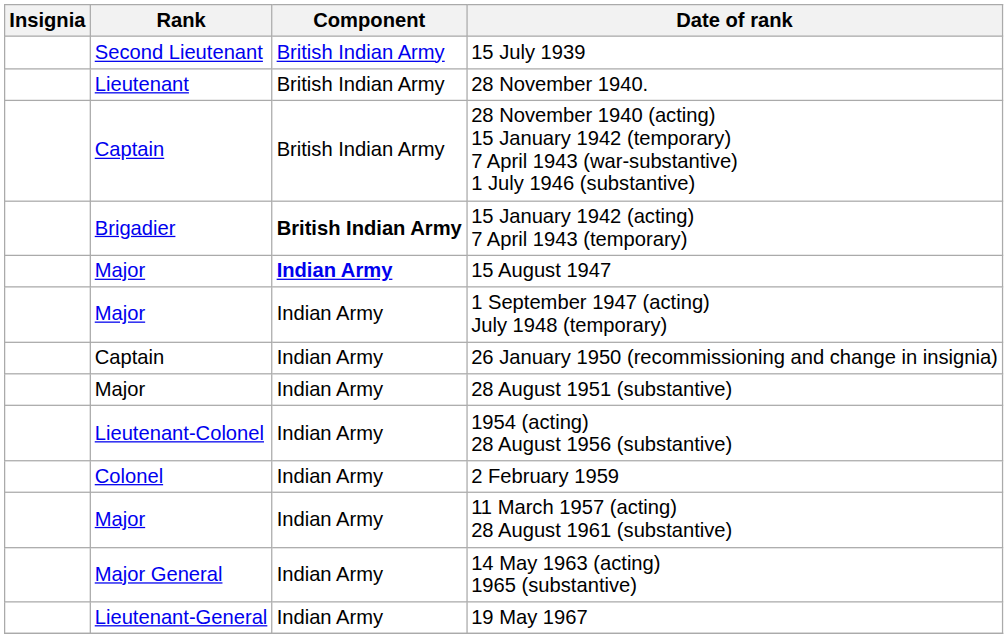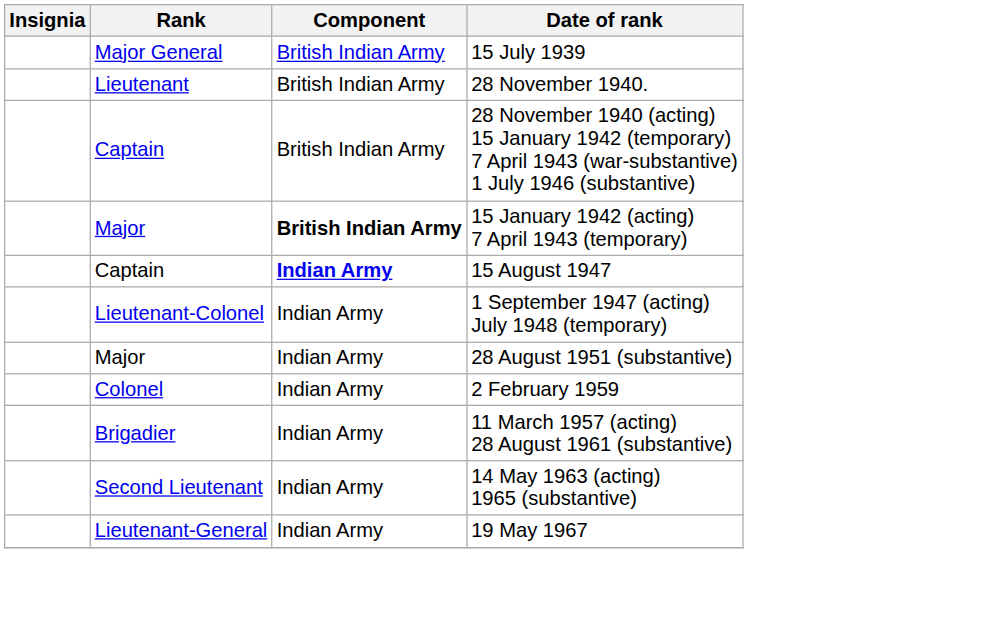(179, 52) Second Lieutenant -> (159, 52) Major General
(135, 227) Brigadier -> (120, 227) Major
(120, 271) Major -> (129, 271) Captain
(120, 314) Major -> (179, 314) Lieutenant-Colonel
- row: (734, 357)
- row: (602, 432)
(120, 519) Major -> (135, 432) Brigadier
(159, 574) Major General -> (179, 487) Second Lieutenant
